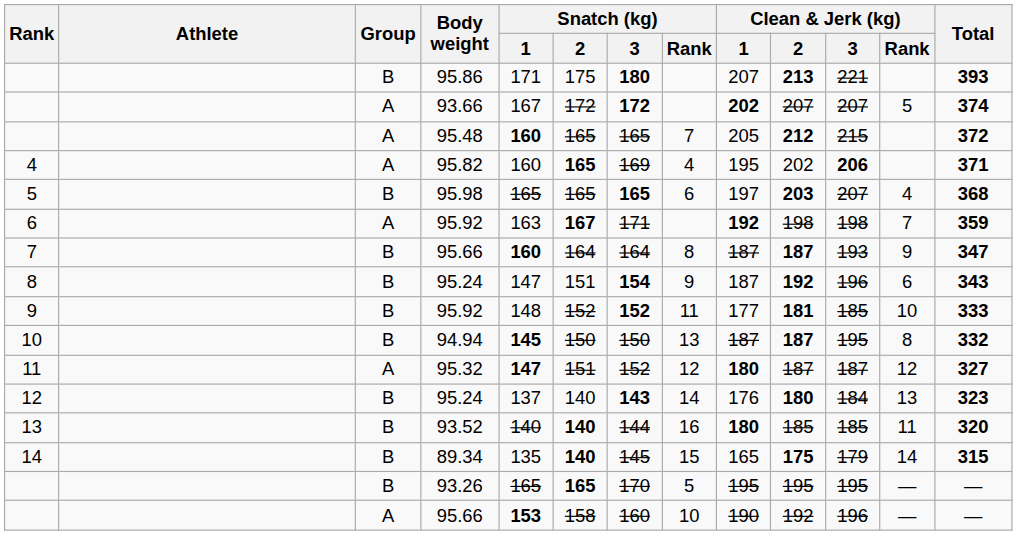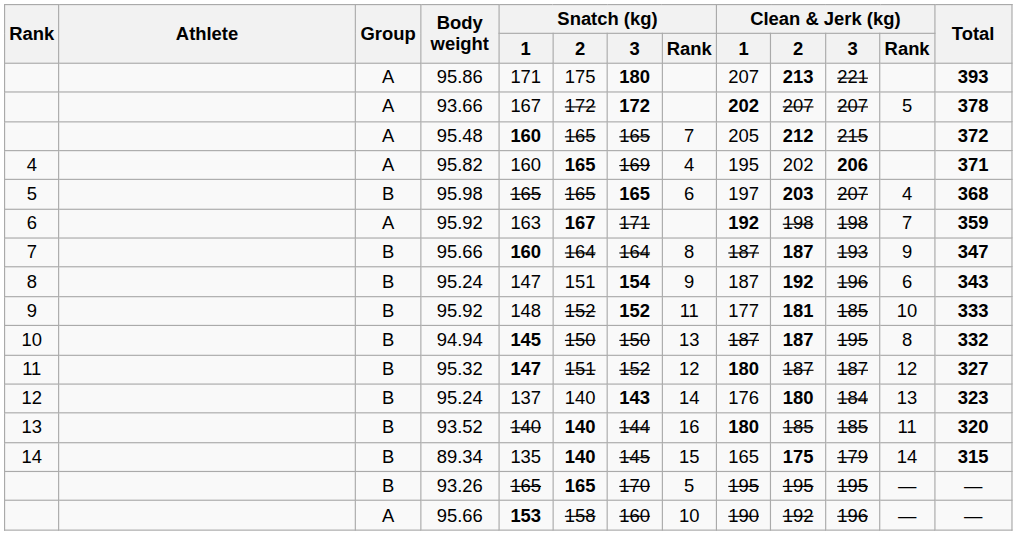(388, 77) B -> (388, 77) A
(973, 106) 374 -> (973, 106) 378
(388, 369) A -> (388, 369) B
